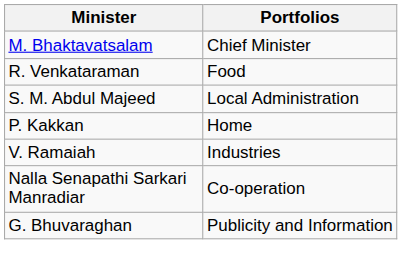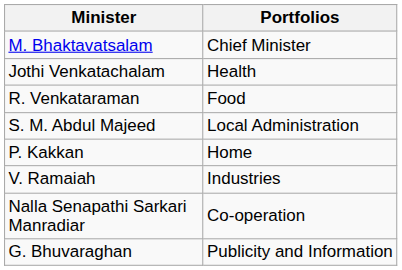+ row: (87, 71)
